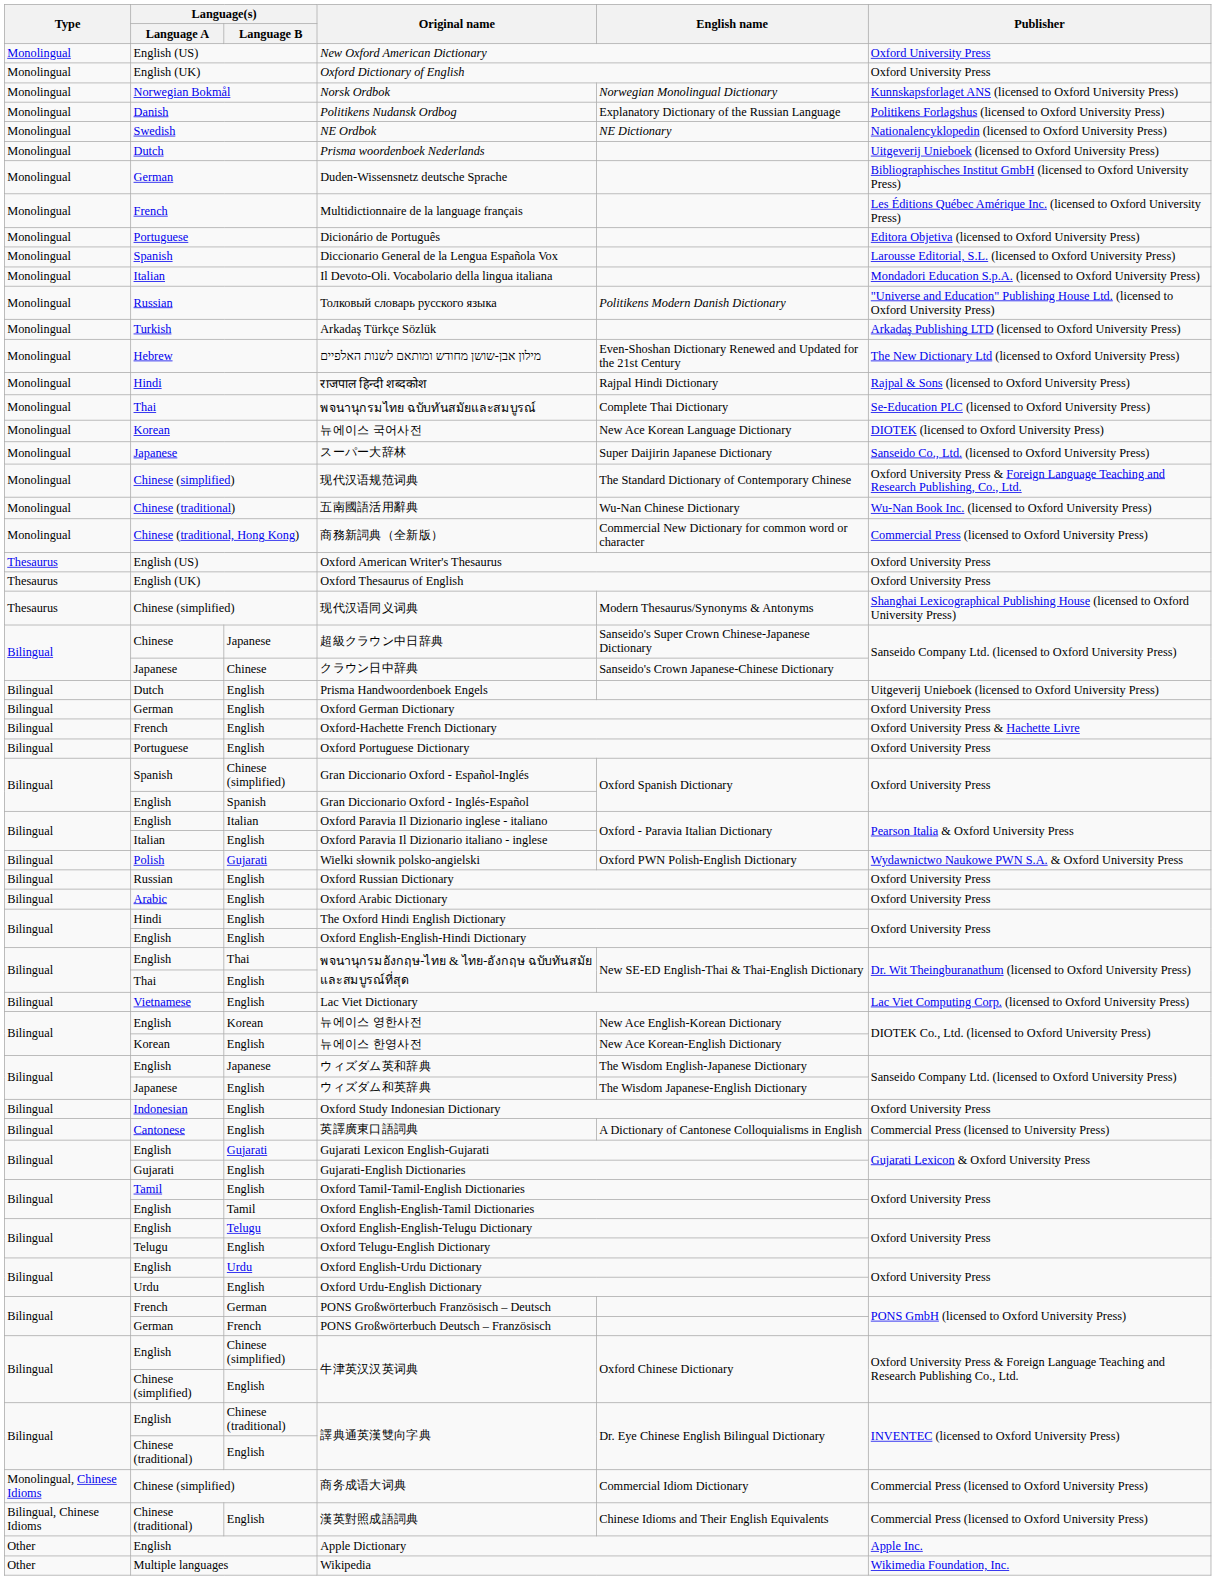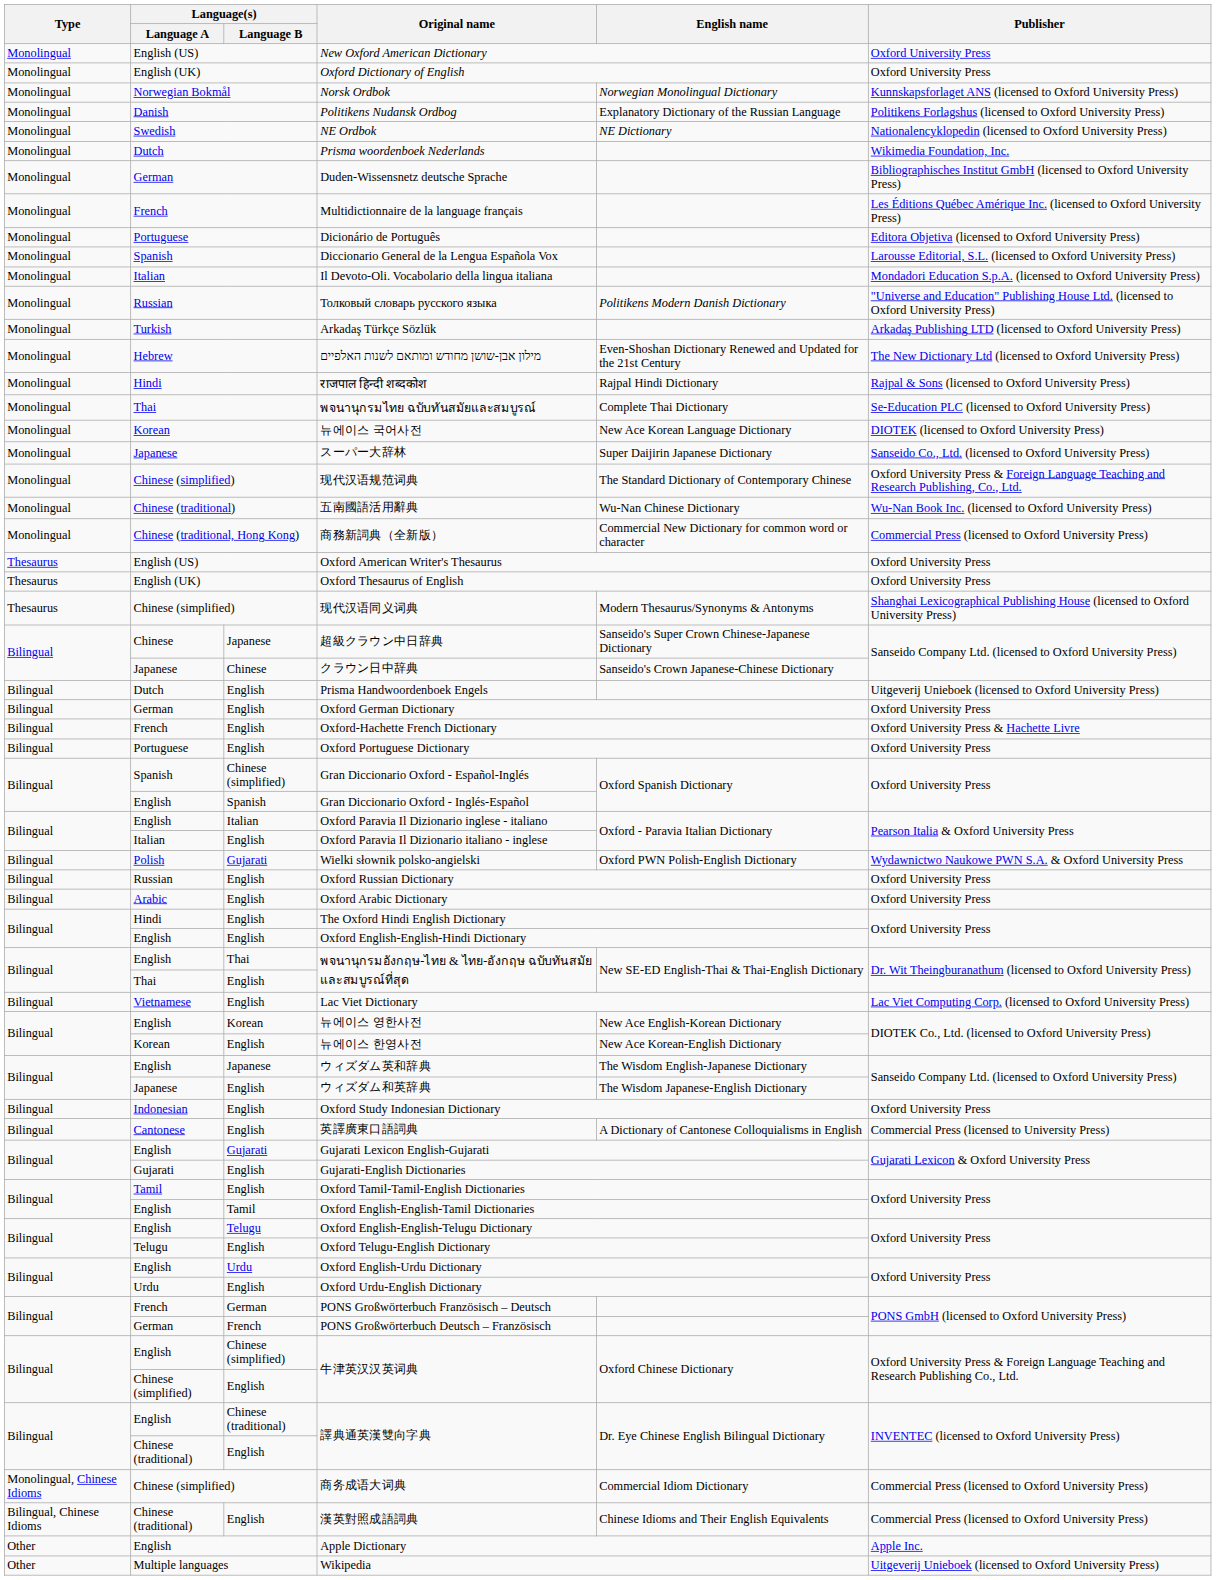(1015, 151) Uitgeverij Unieboek (licensed to Oxford University Press) -> (940, 151) Wikimedia Foundation, Inc.
(940, 1565) Wikimedia Foundation, Inc. -> (1015, 1565) Uitgeverij Unieboek (licensed to Oxford University Press)
